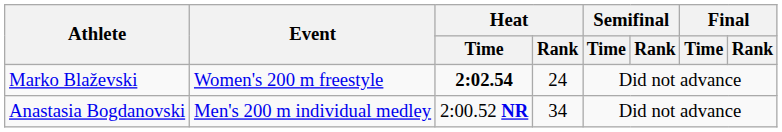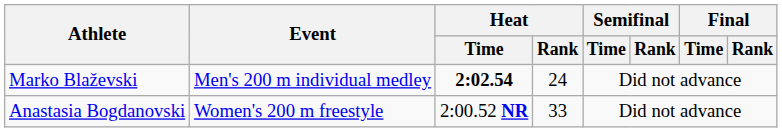(289, 80) Women's 200 m freestyle -> (313, 80) Men's 200 m individual medley
(313, 111) Men's 200 m individual medley -> (289, 111) Women's 200 m freestyle
(558, 111) 34 -> (558, 111) 33
